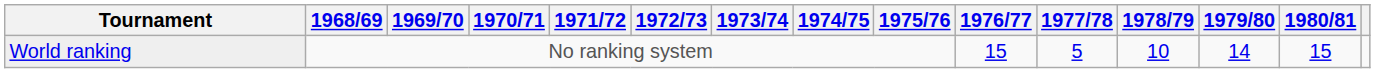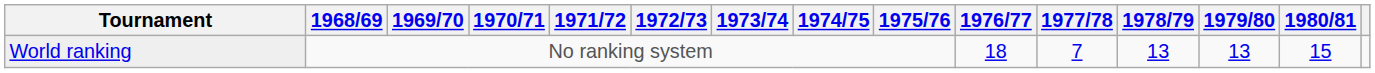(996, 51) 15 -> (996, 51) 18
(1077, 51) 5 -> (1077, 51) 7
(1158, 51) 10 -> (1158, 51) 13
(1239, 51) 14 -> (1239, 51) 13
